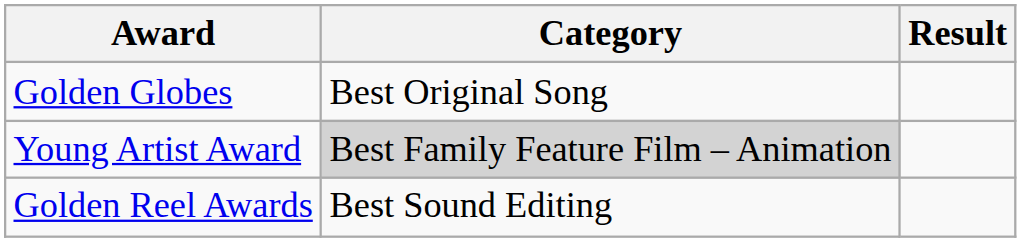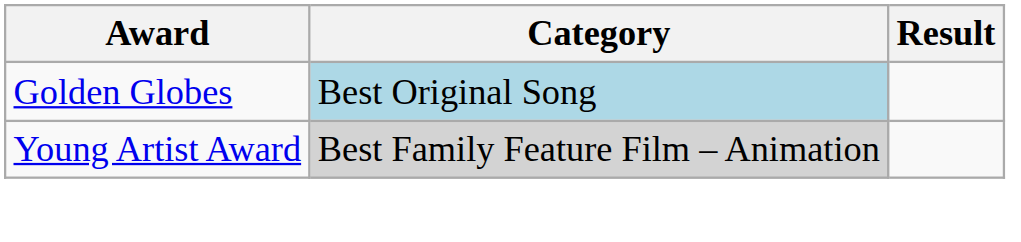(469, 90) no background -> (457, 90) lightblue background
- row: (163, 206)
